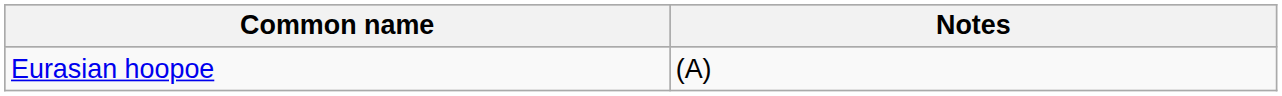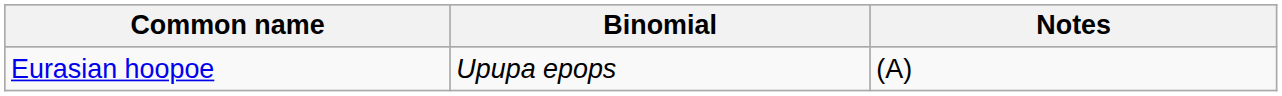+ column: (660, 25)
